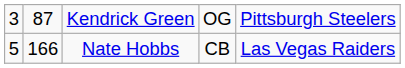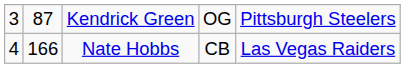(14, 48) 5 -> (14, 48) 4
